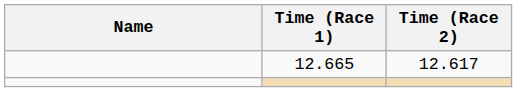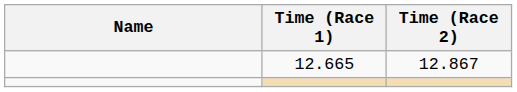(449, 65) 12.617 -> (449, 65) 12.867
